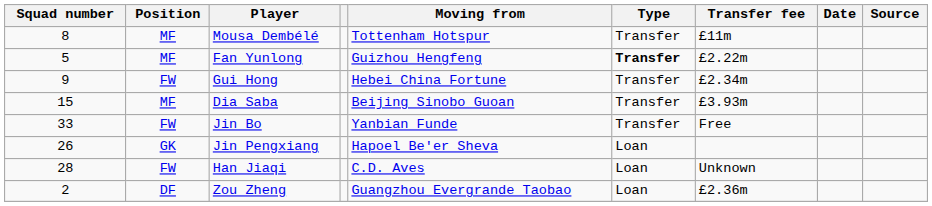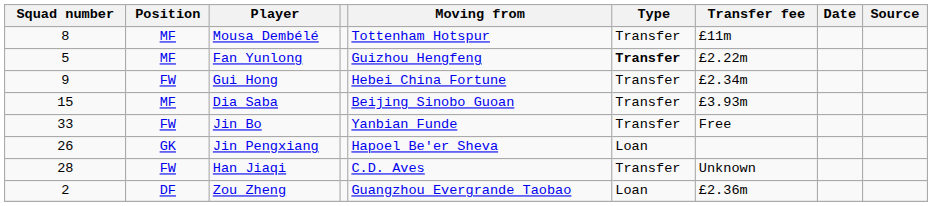(632, 169) Loan -> (648, 169) Transfer
